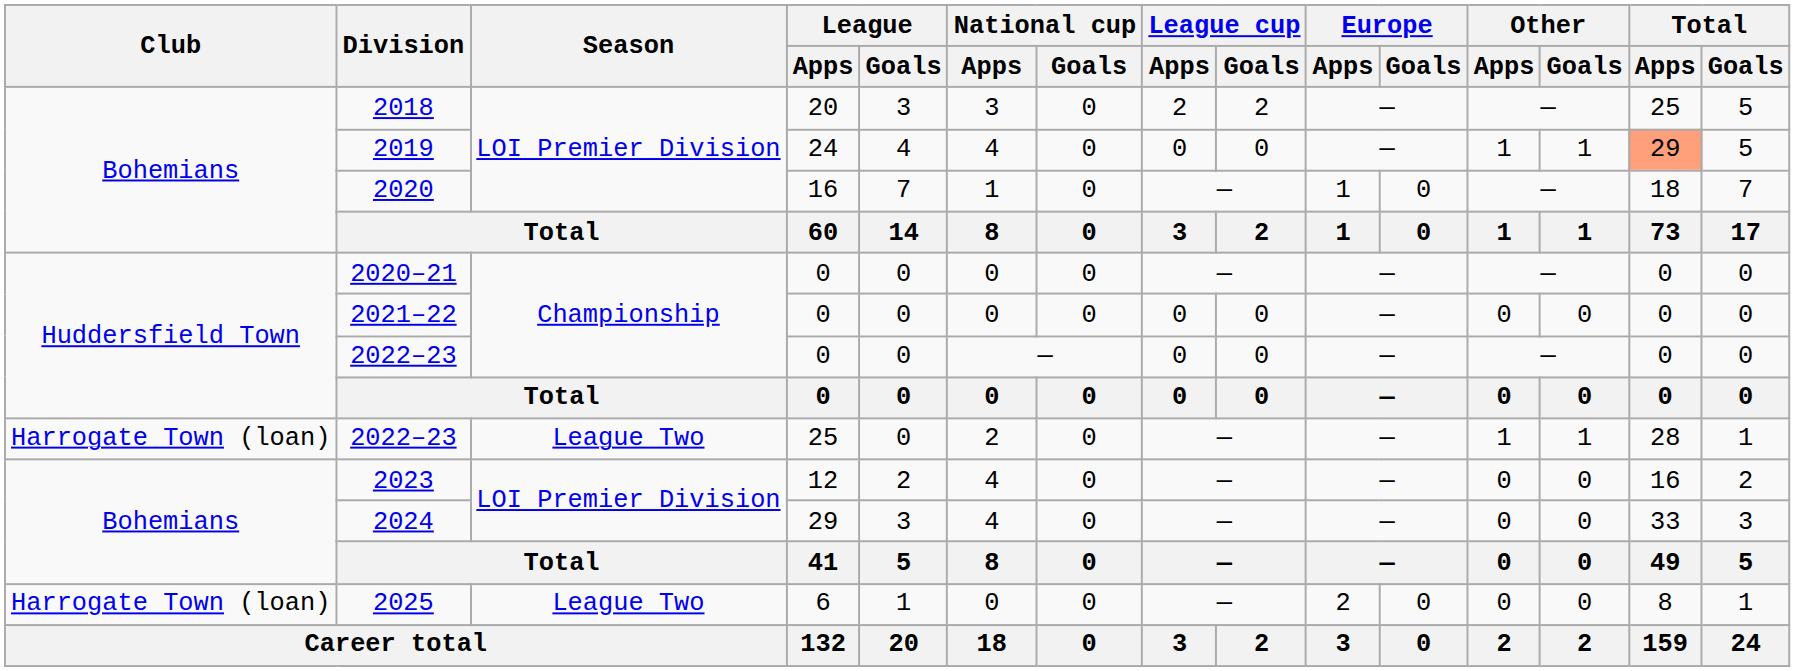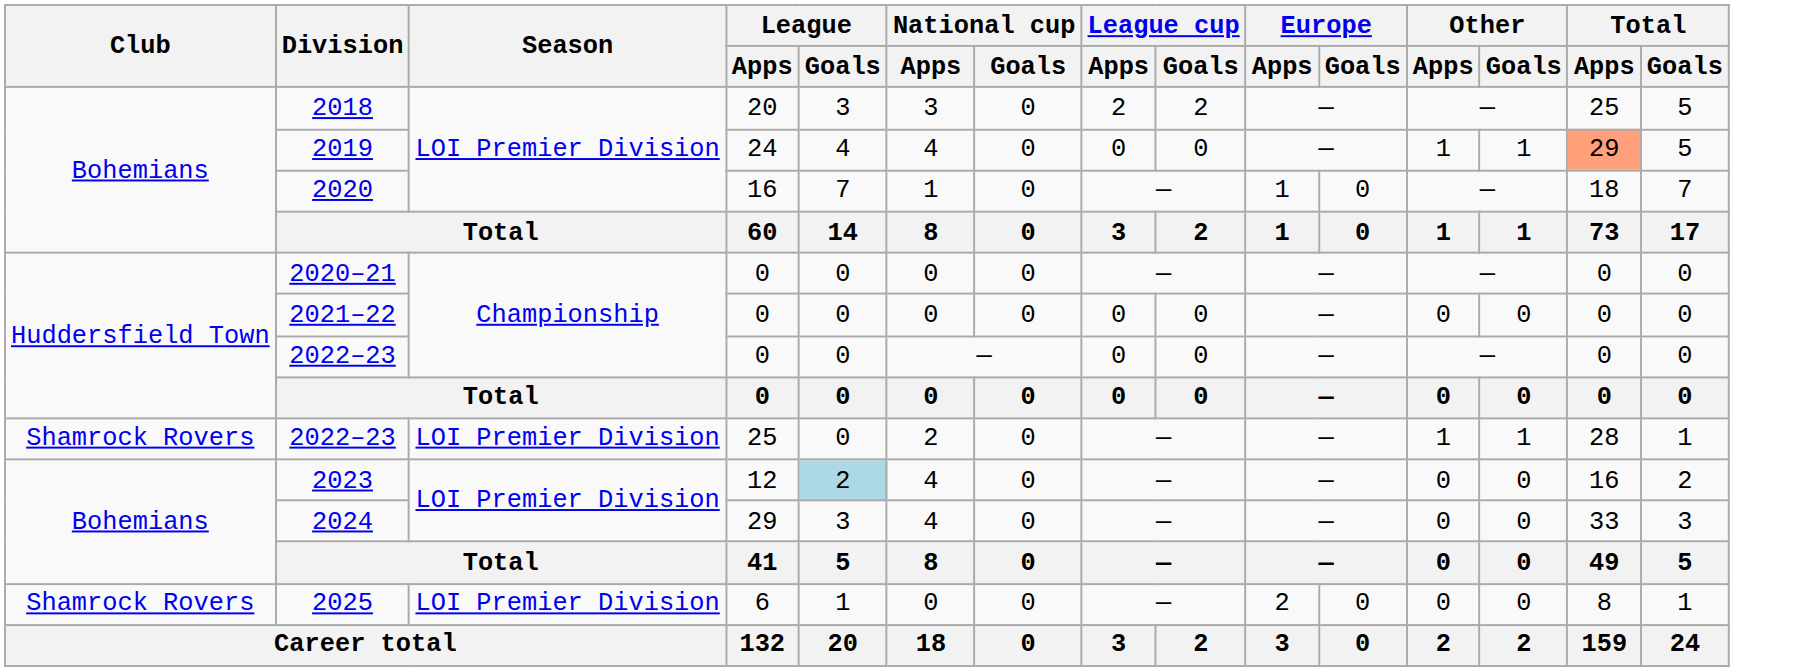(171, 439) Harrogate Town (loan) -> (140, 439) Shamrock Rovers
(628, 439) League Two -> (568, 439) LOI Premier Division
(904, 480) no background -> (843, 480) lightblue background
(171, 604) Harrogate Town (loan) -> (140, 604) Shamrock Rovers
(628, 604) League Two -> (568, 604) LOI Premier Division
